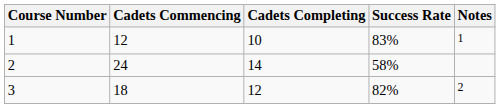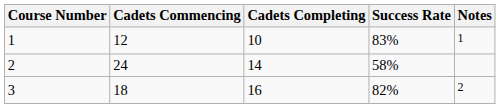(255, 90) 12 -> (255, 90) 16
